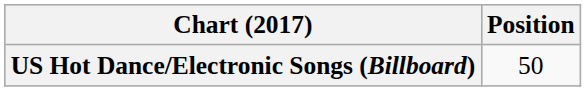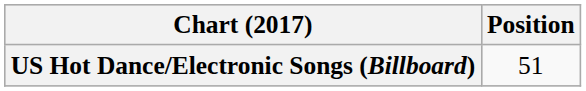(531, 65) 50 -> (531, 65) 51
